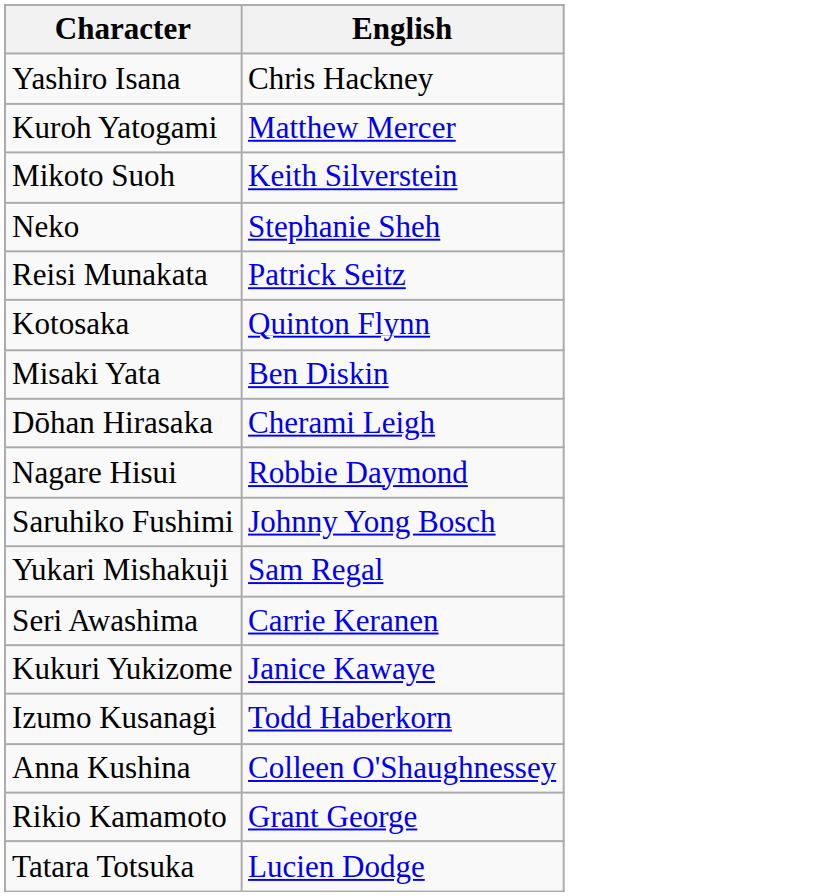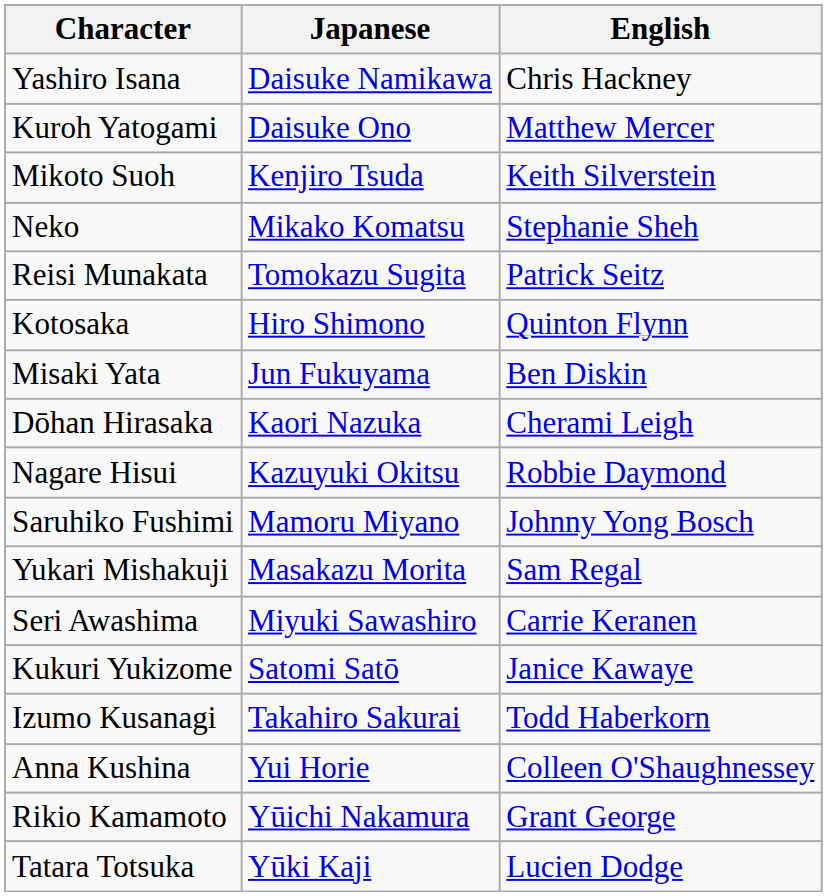+ column: (370, 29)
